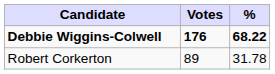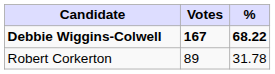(195, 36) 176 -> (195, 36) 167
